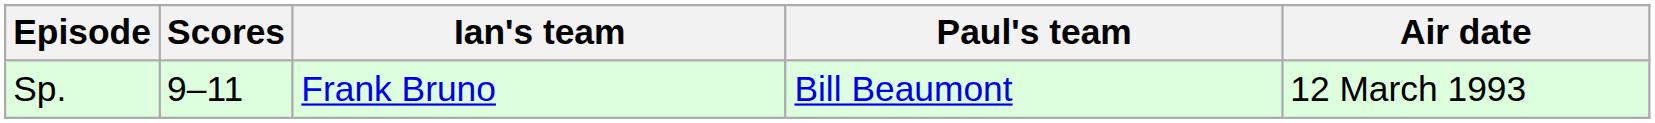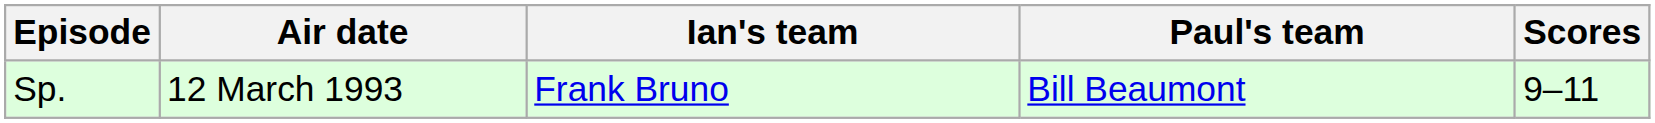columns swapped: (1466, 32) <-> (226, 32)
